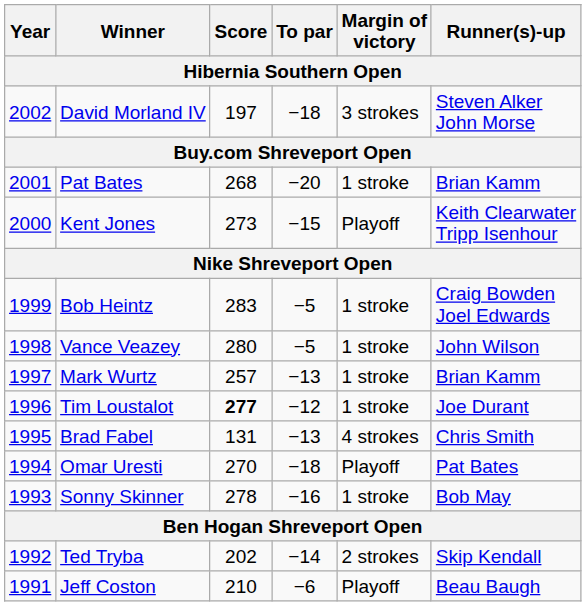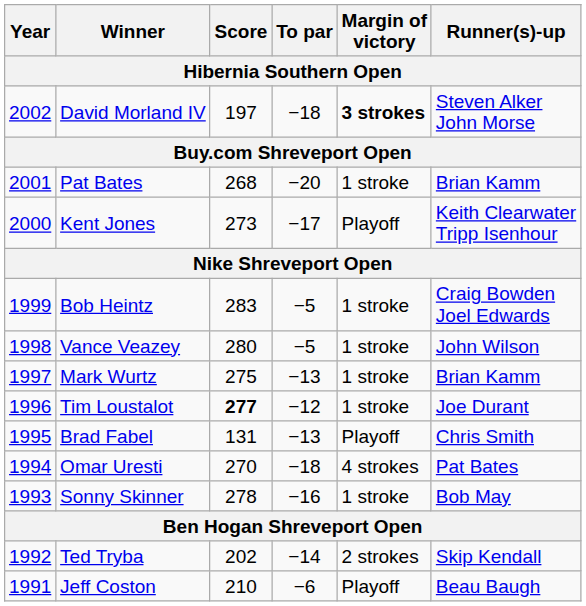(380, 112) normal -> (383, 112) bold
(304, 223) −15 -> (304, 223) −17
(241, 376) 257 -> (241, 376) 275
(380, 436) 4 strokes -> (370, 436) Playoff
(370, 466) Playoff -> (380, 466) 4 strokes
